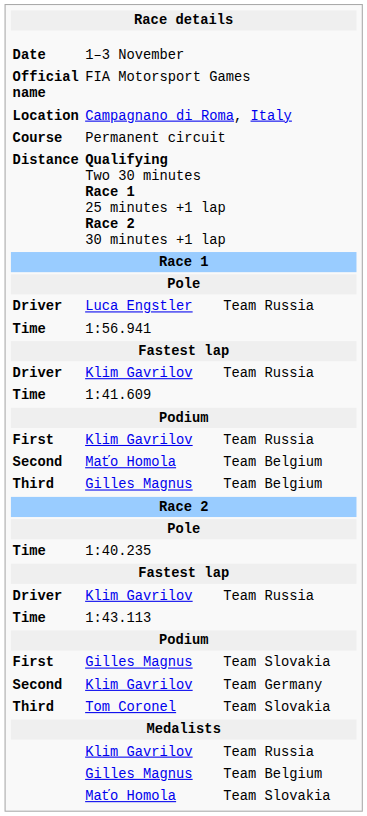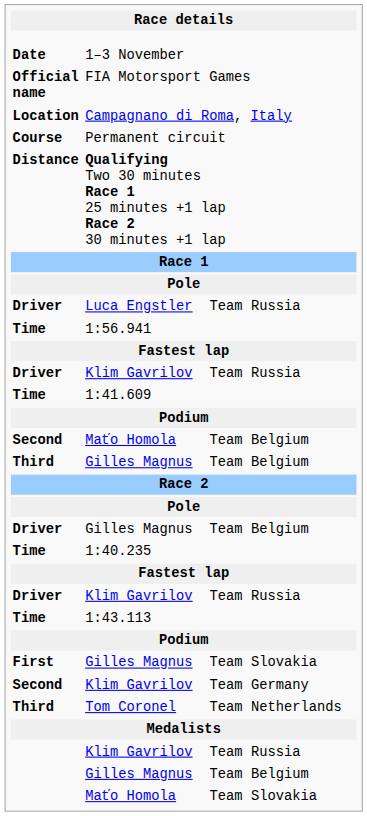- row: (33, 440)
+ row: (37, 529)
(277, 707) Team Slovakia -> (276, 707) Team Netherlands
